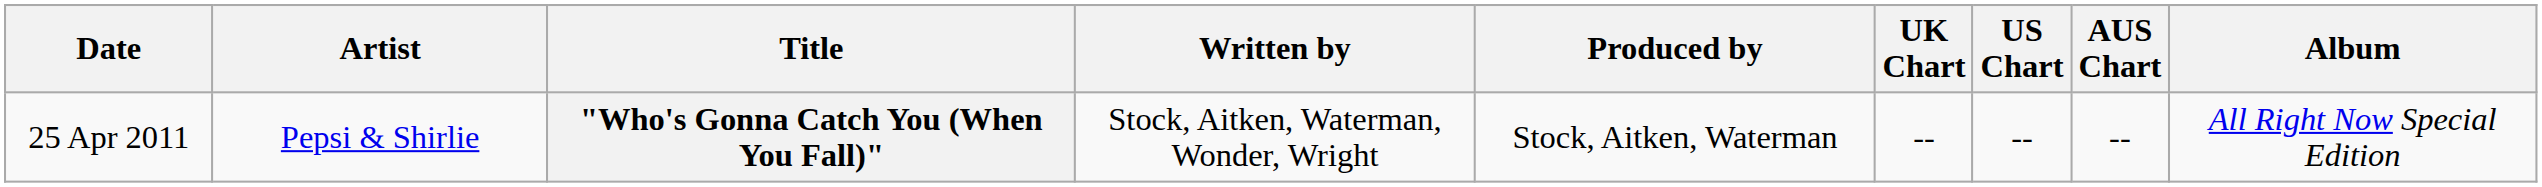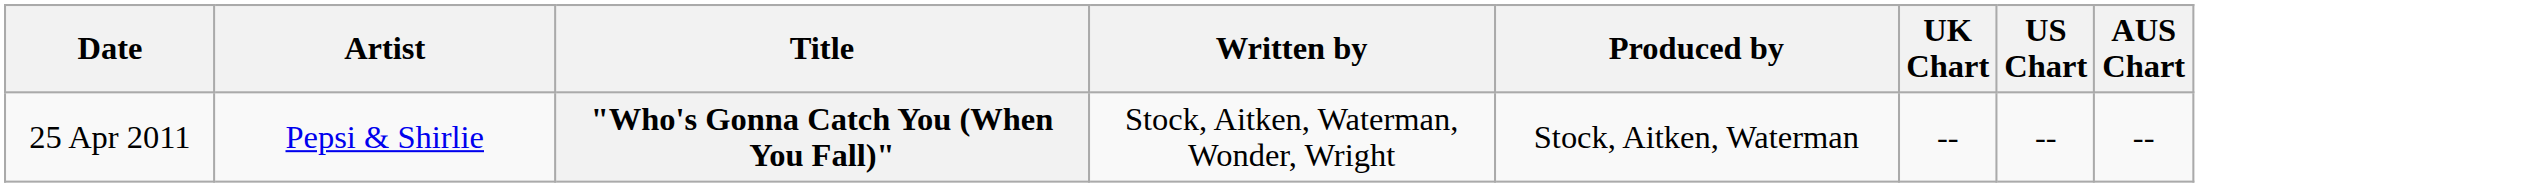- column: (2353, 48)
